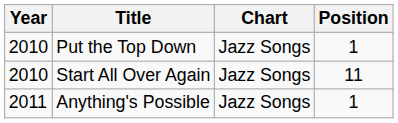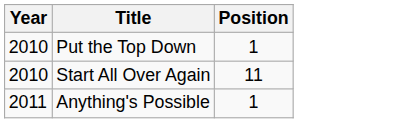- column: (264, 18)
